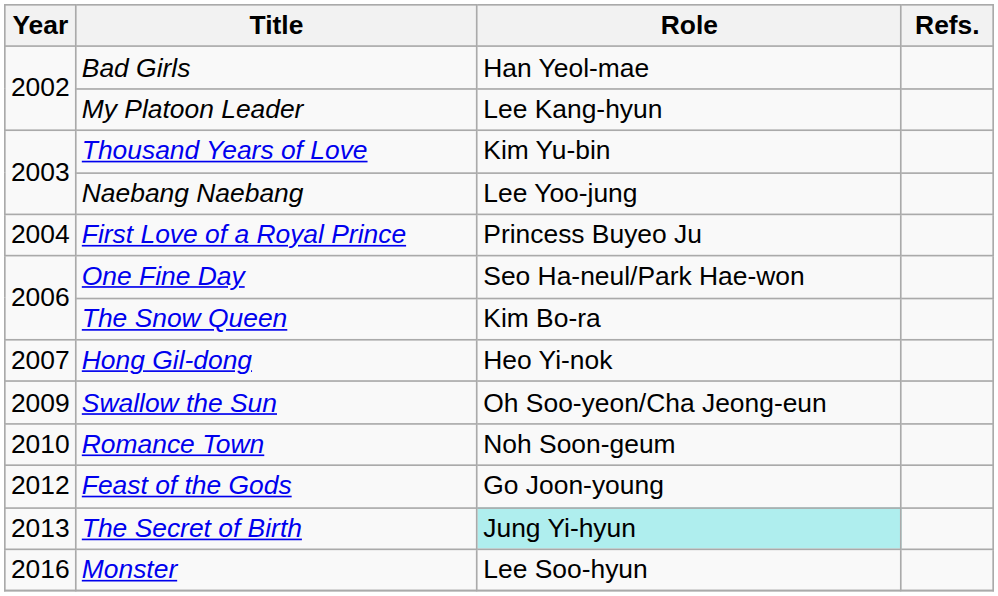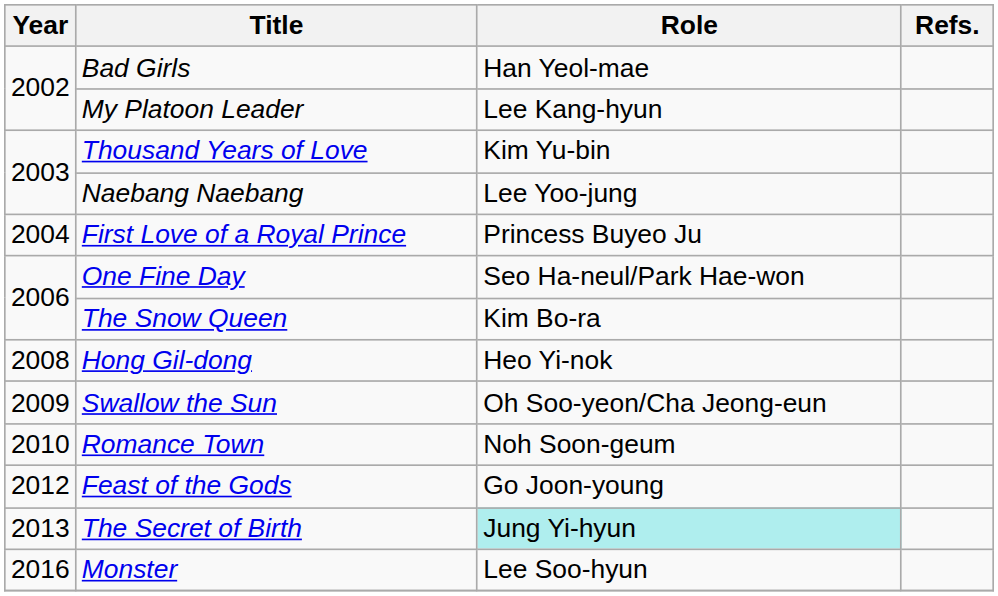(40, 360) 2007 -> (40, 360) 2008
